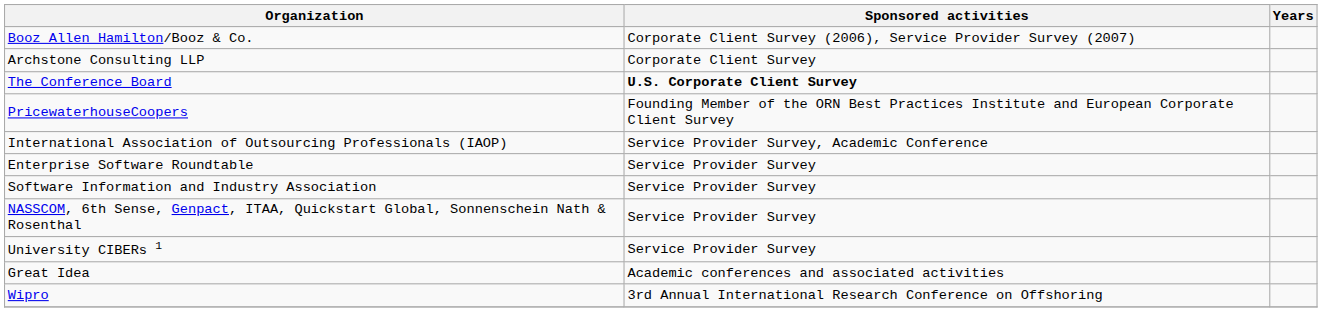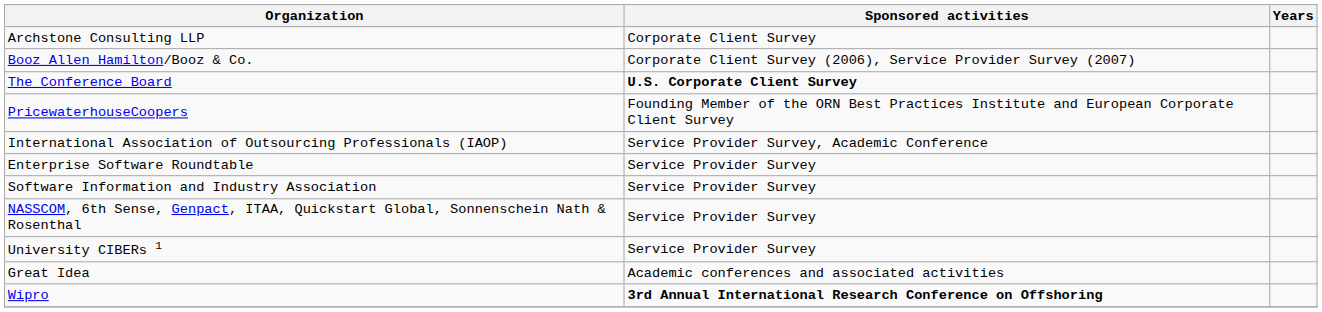rows swapped: (106, 60) <-> (131, 38)
(865, 295) normal -> (865, 295) bold
